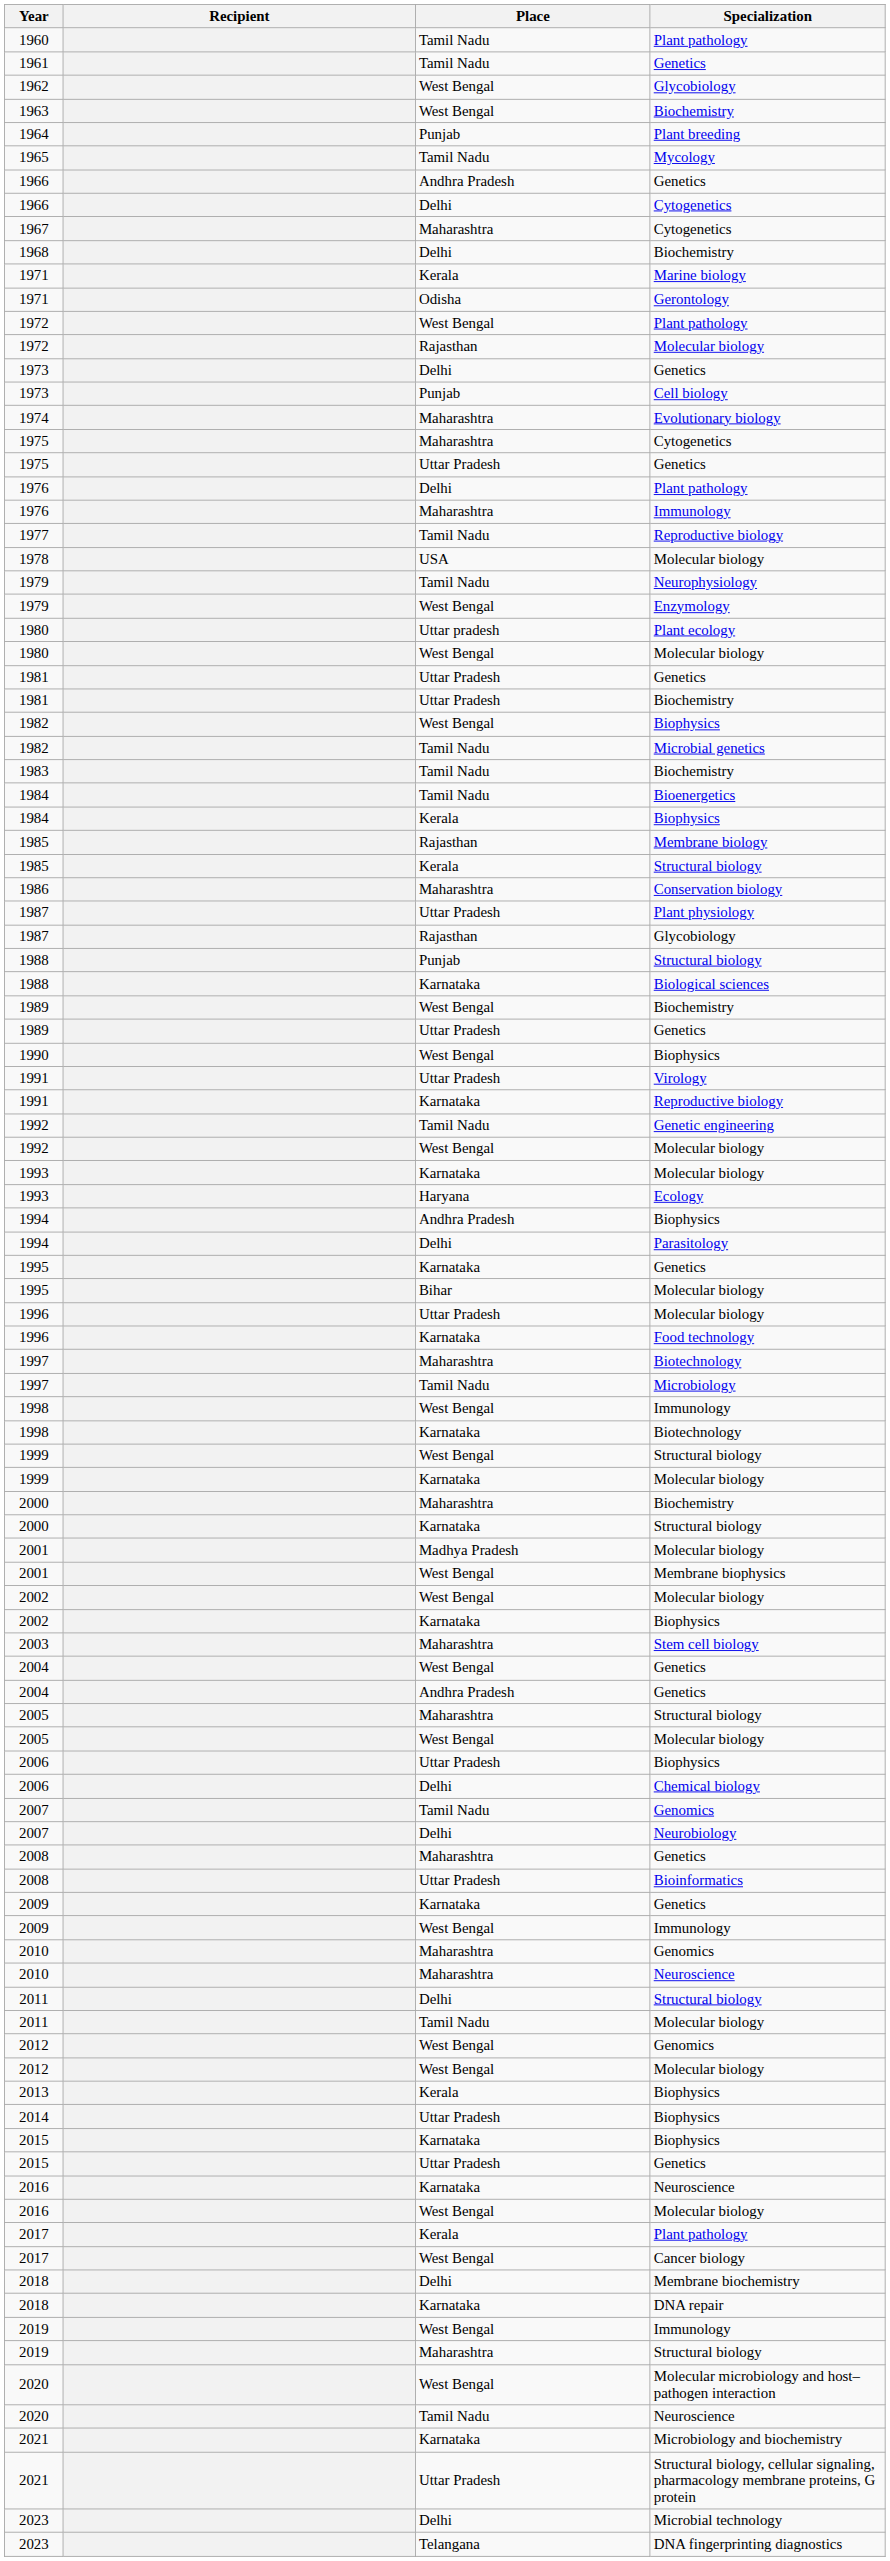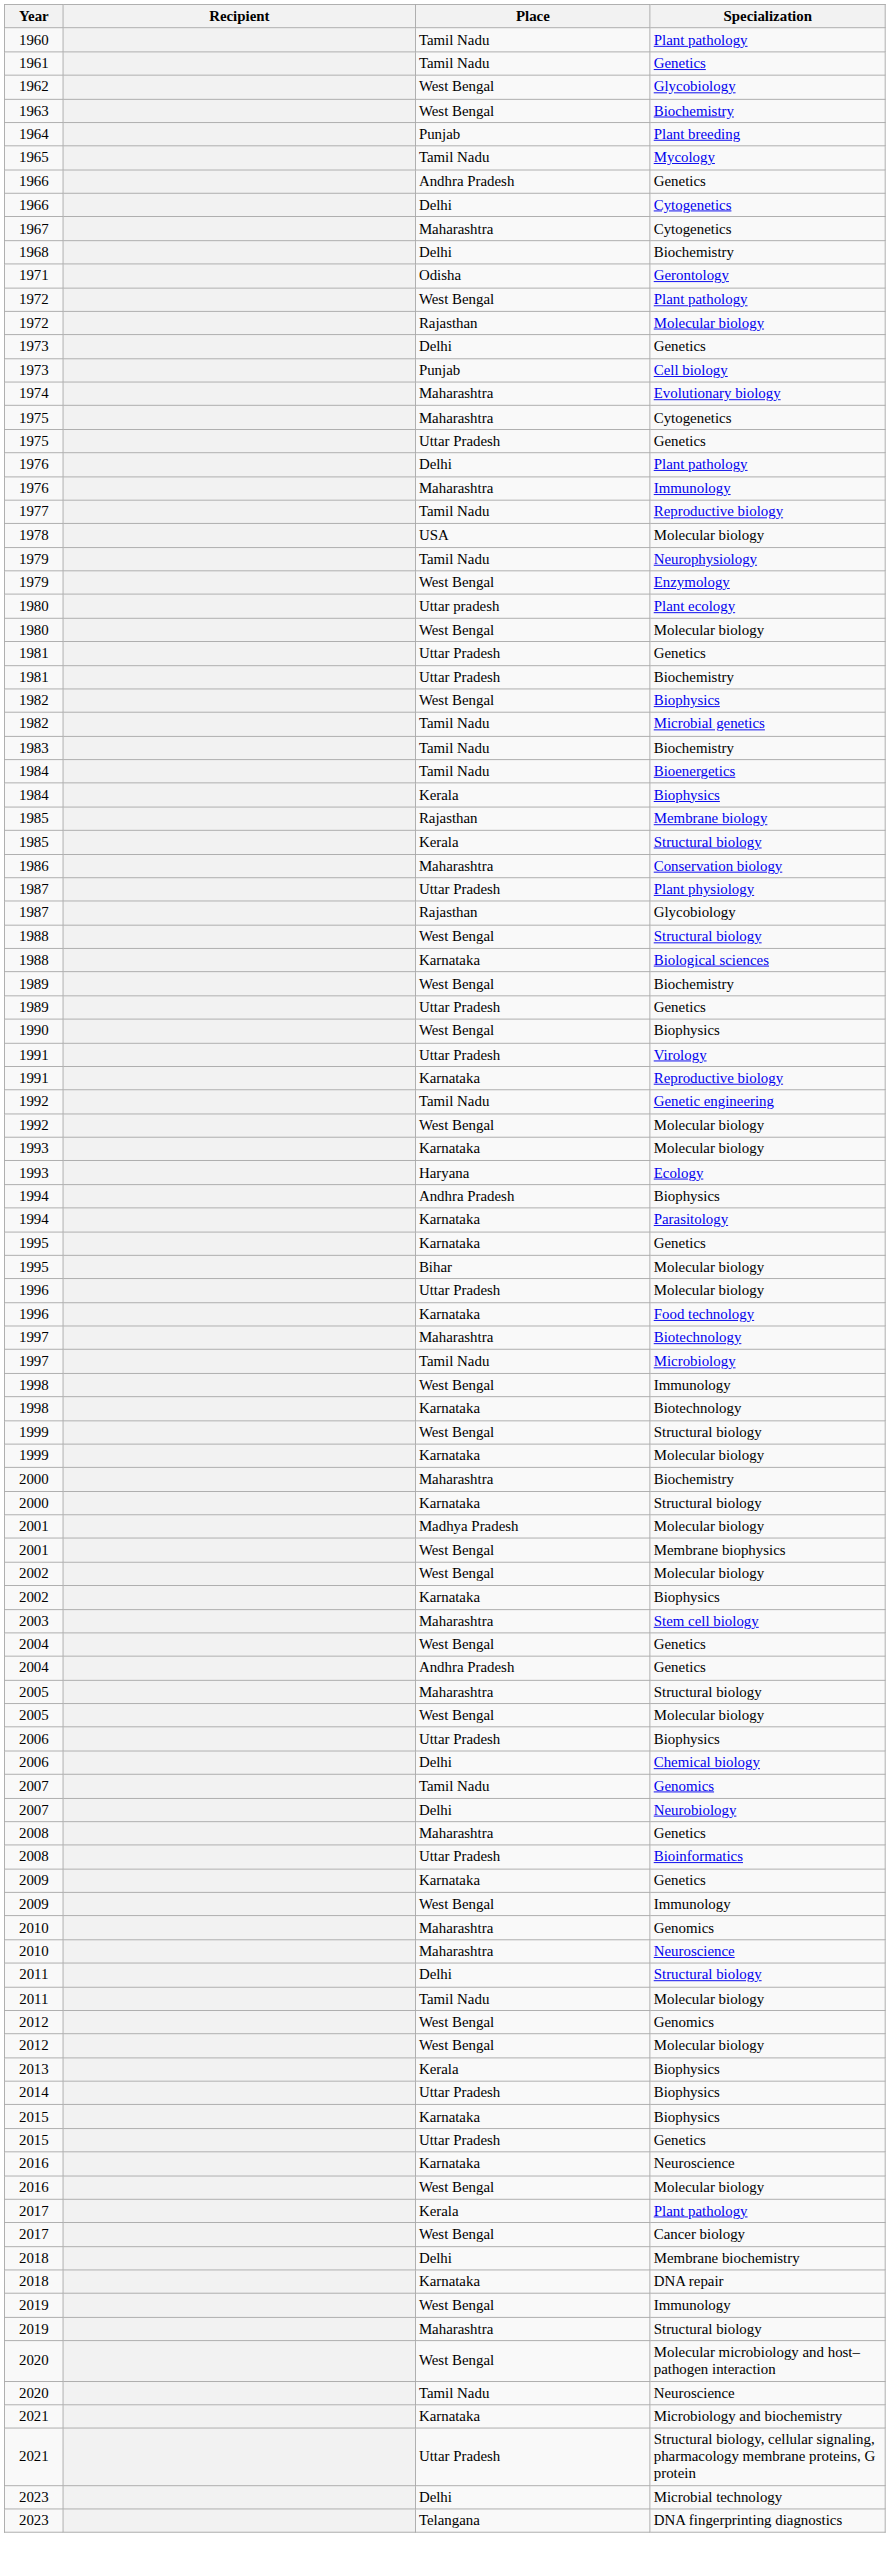- row: (34, 275)
(440, 960) Punjab -> (457, 936) West Bengal
(435, 1243) Delhi -> (449, 1219) Karnataka
